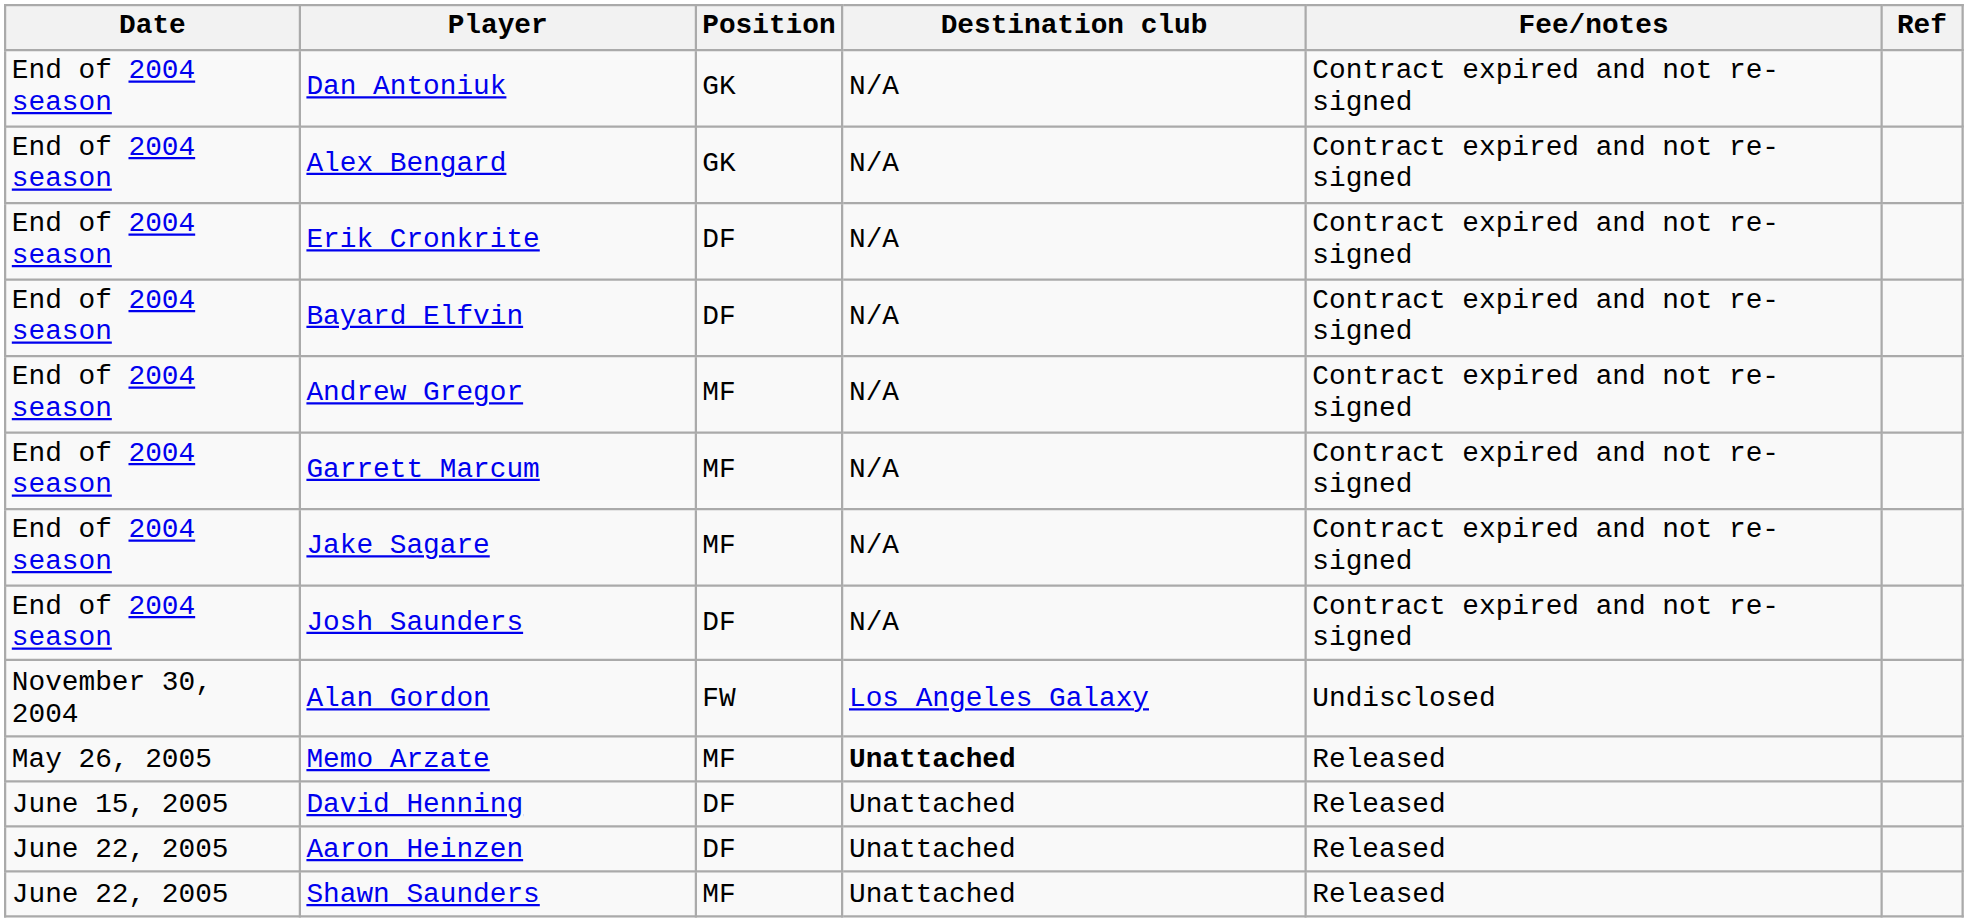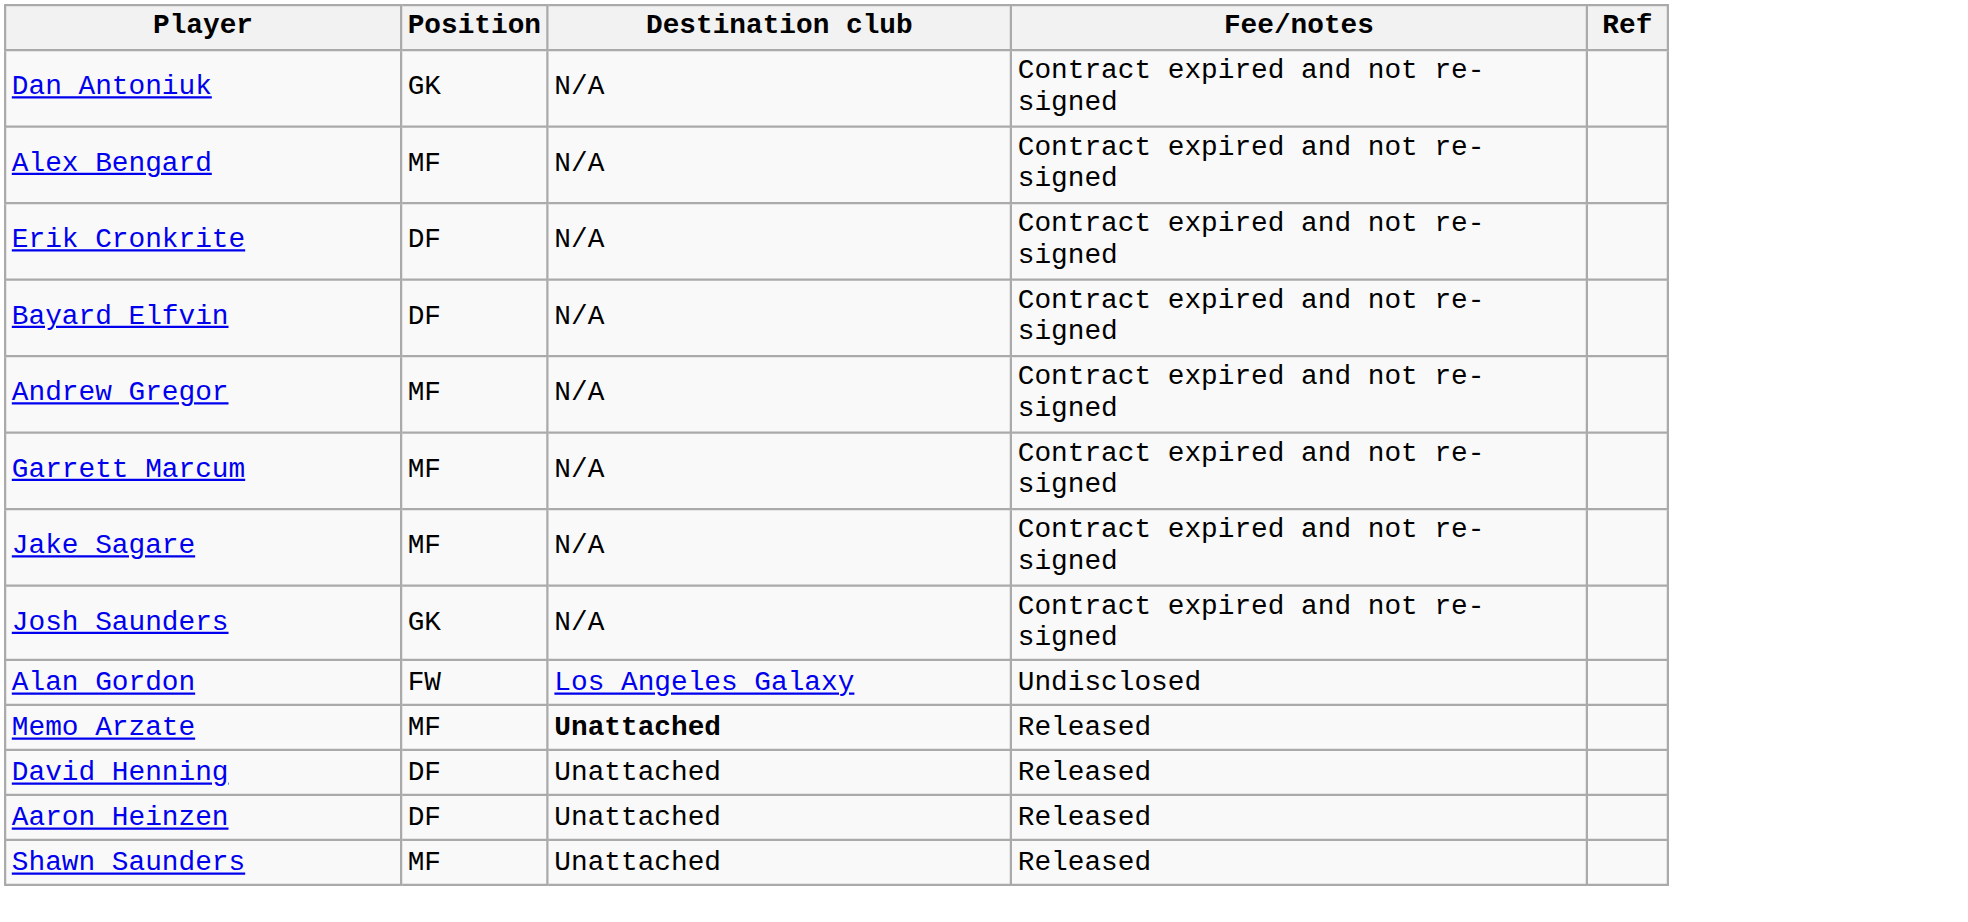- column: (152, 28)
(719, 165) GK -> (424, 165) MF
(719, 623) DF -> (424, 623) GK
